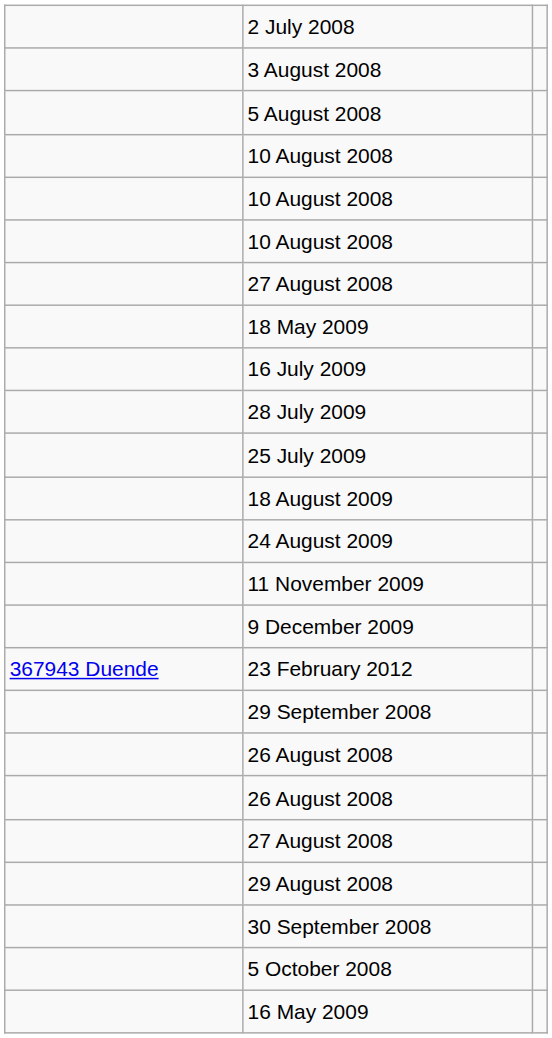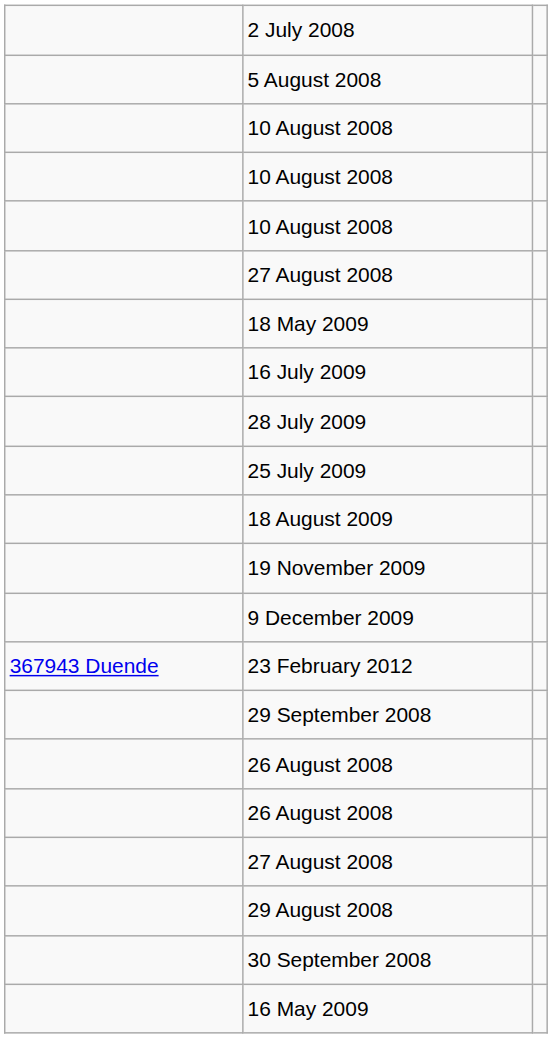- row: (124, 70)
- row: (124, 541)
- row: (124, 584)
+ row: (124, 568)
- row: (124, 969)
